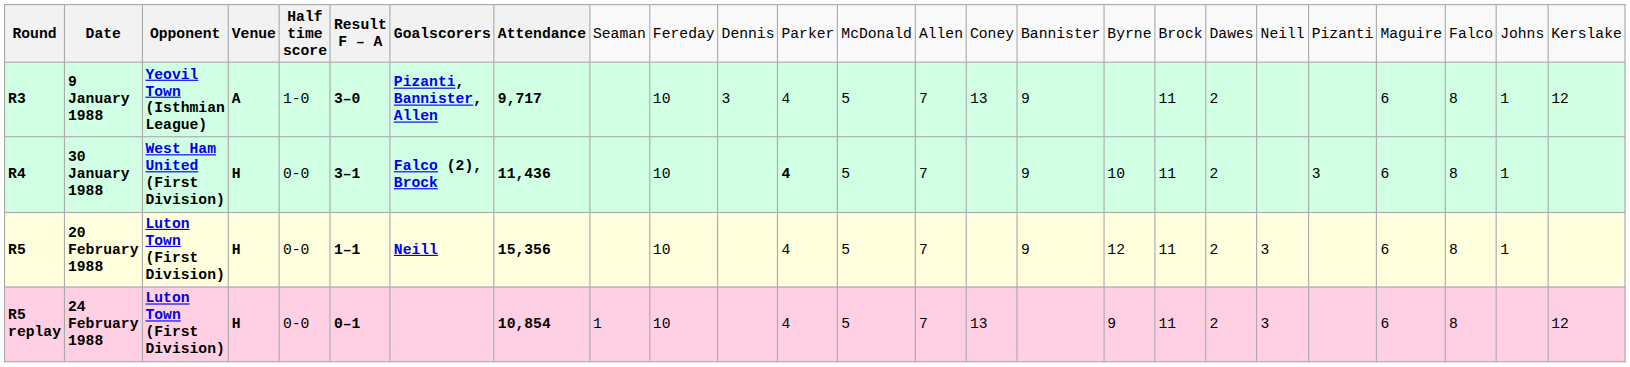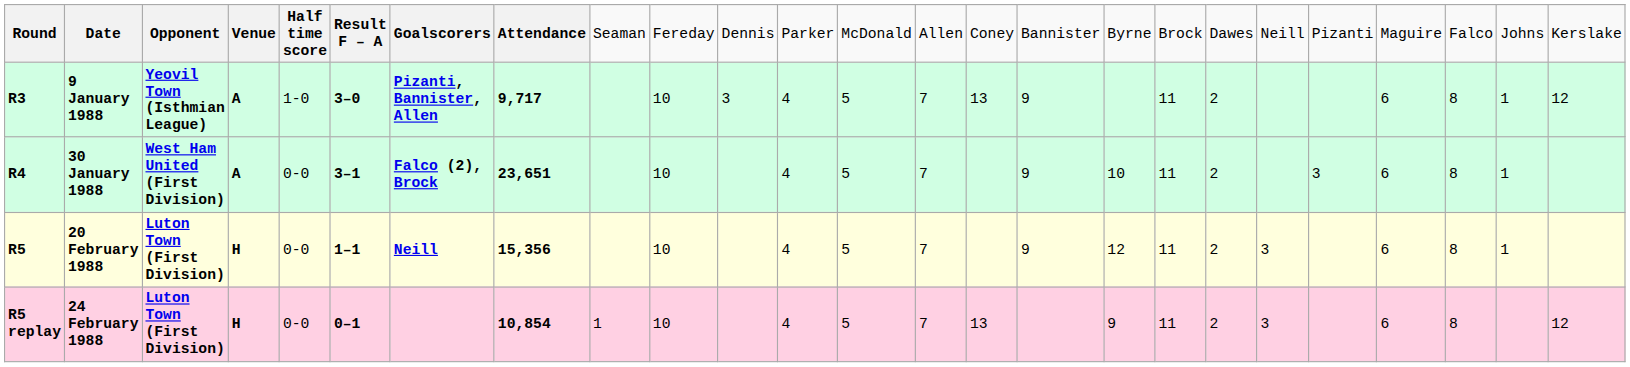(236, 175) H -> (236, 175) A
(524, 175) 11,436 -> (524, 175) 23,651
(786, 175) bold -> (786, 175) normal
